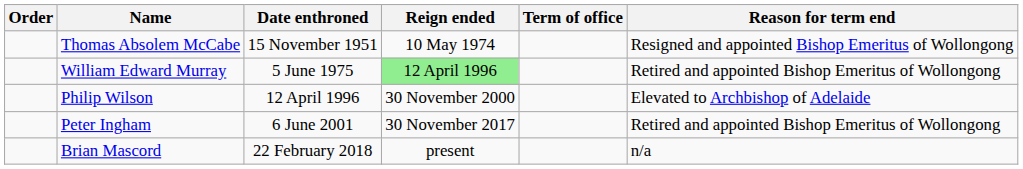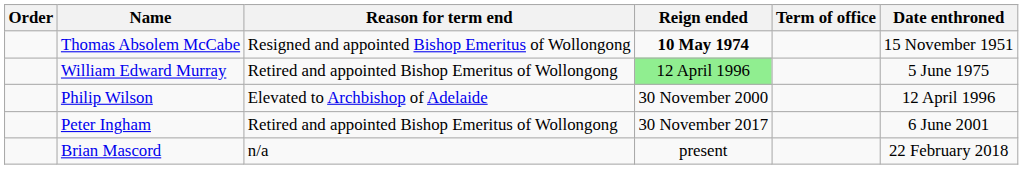columns swapped: (313, 17) <-> (822, 17)
(450, 44) normal -> (703, 44) bold
